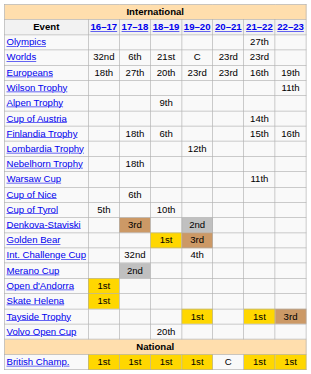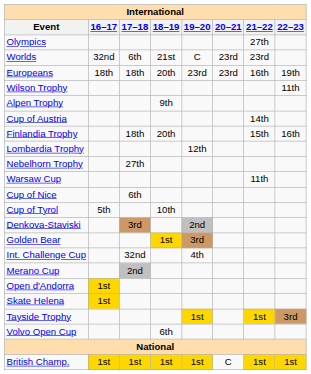(135, 73) 27th -> (135, 73) 18th
(166, 133) 6th -> (166, 133) 20th
(135, 164) 18th -> (135, 164) 27th
(166, 331) 20th -> (166, 331) 6th
